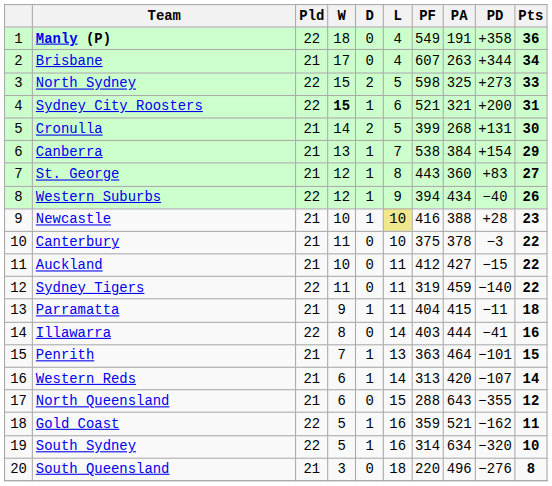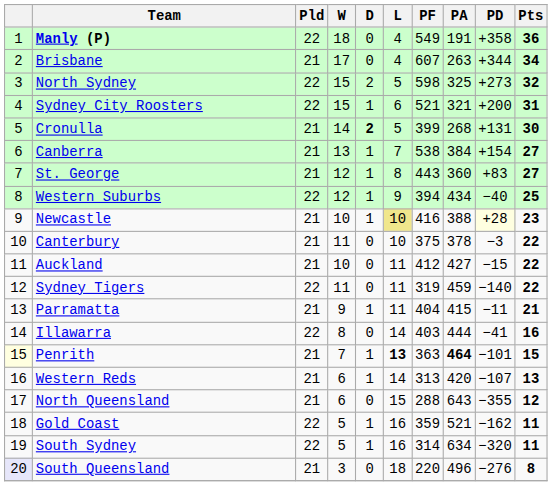(531, 84) 33 -> (531, 84) 32
(342, 107) bold -> (342, 107) normal
(370, 129) normal -> (370, 129) bold
(531, 152) 29 -> (531, 152) 27
(531, 197) 26 -> (531, 197) 25
(495, 220) no background -> (495, 220) lightyellow background
(531, 311) 18 -> (531, 311) 21
(19, 356) no background -> (19, 356) lightyellow background
(398, 356) normal -> (398, 356) bold
(459, 356) normal -> (459, 356) bold
(531, 379) 14 -> (531, 379) 13
(531, 447) 10 -> (531, 447) 11
(19, 469) no background -> (19, 469) lavender background
